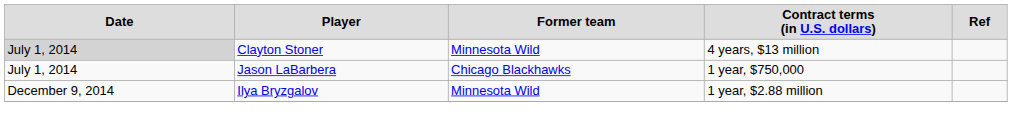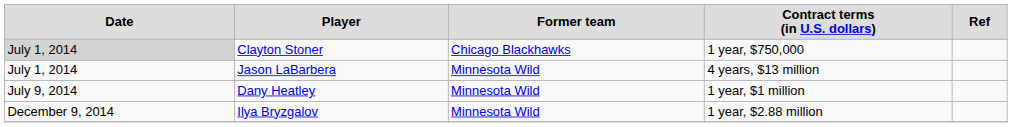(495, 49) Minnesota Wild -> (511, 49) Chicago Blackhawks
(763, 49) 4 years, $13 million -> (756, 49) 1 year, $750,000
(511, 70) Chicago Blackhawks -> (495, 70) Minnesota Wild
(756, 70) 1 year, $750,000 -> (763, 70) 4 years, $13 million
+ row: (276, 91)
